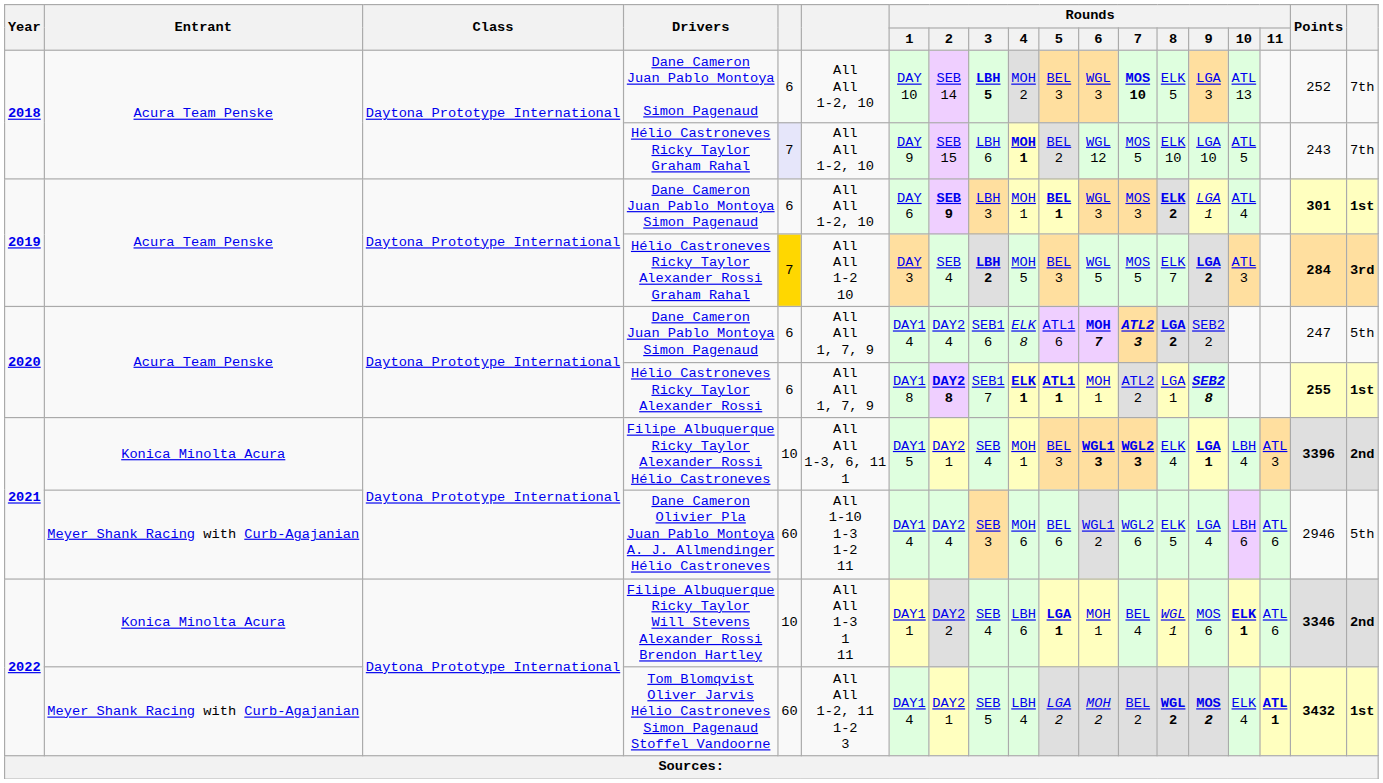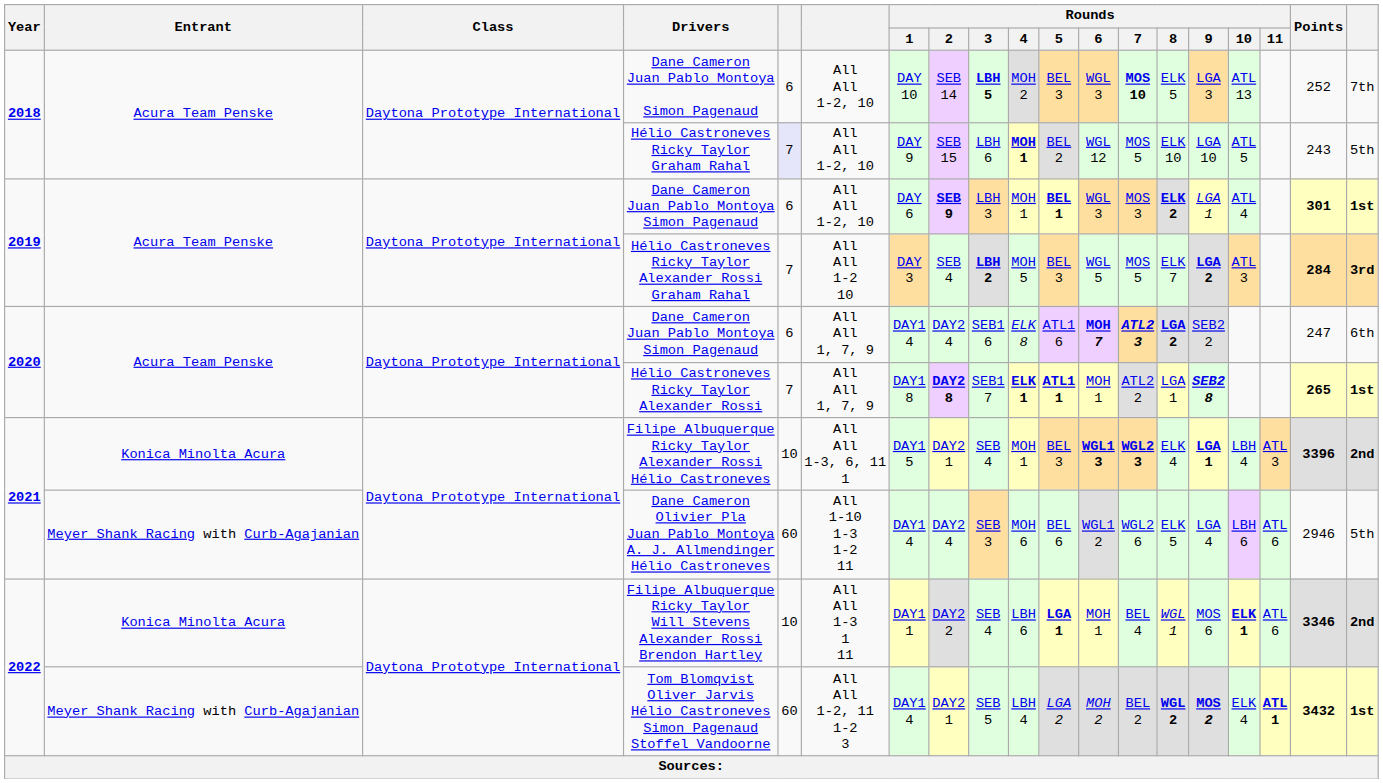(1362, 150) 7th -> (1362, 150) 5th
(789, 270) gold background -> (789, 270) no background
(1362, 334) 5th -> (1362, 334) 6th
(789, 390) 6 -> (789, 390) 7
(1319, 390) 255 -> (1319, 390) 265
